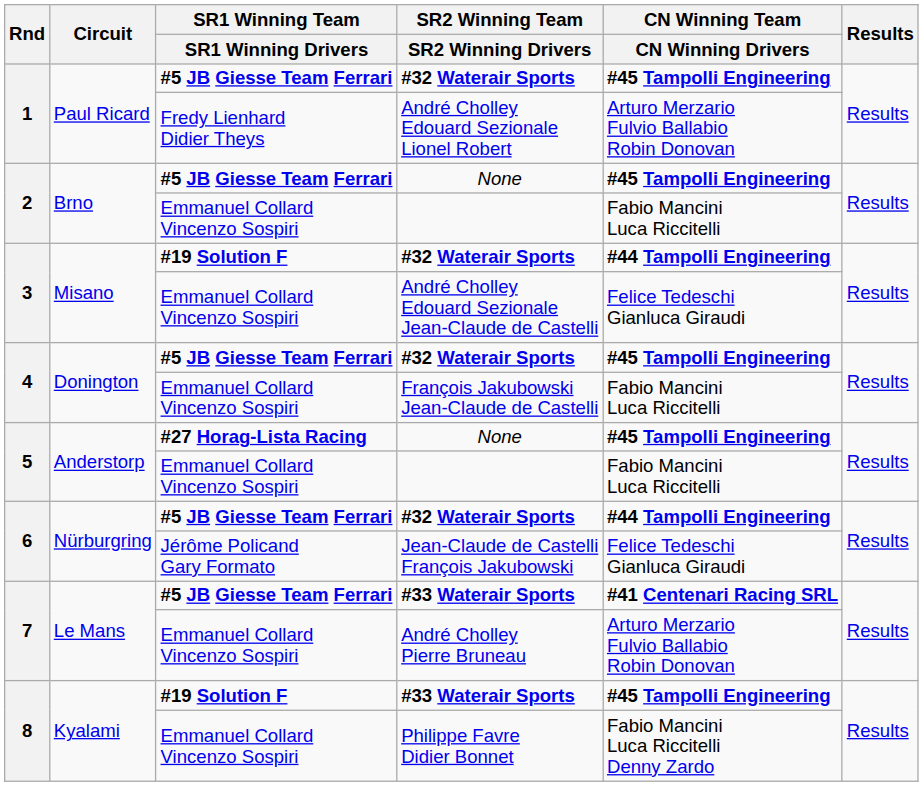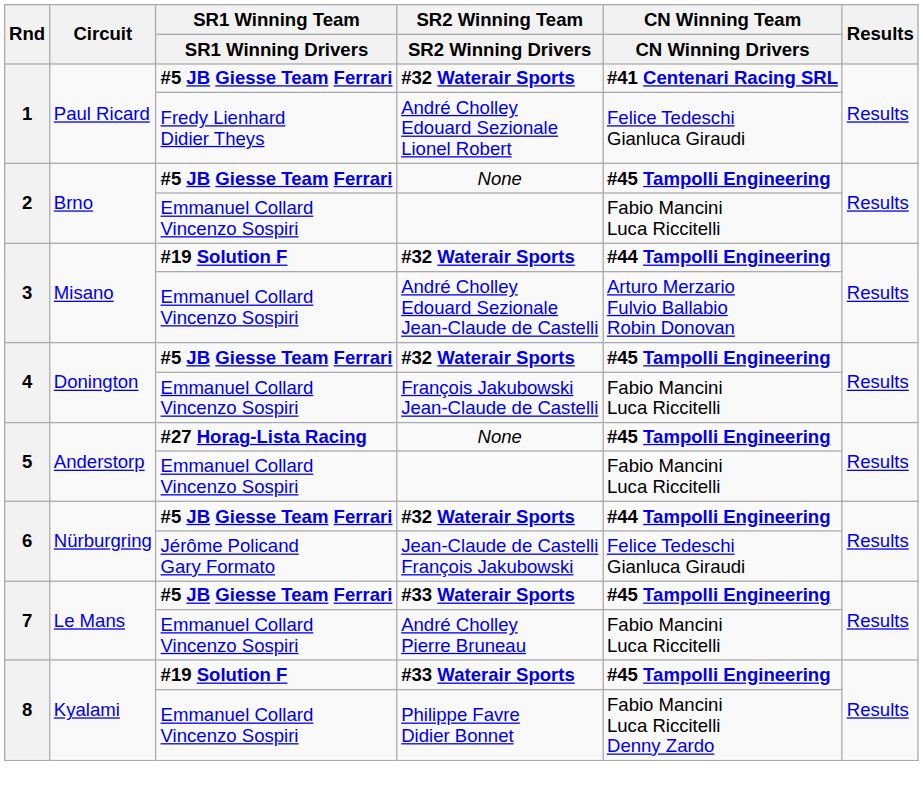(719, 78) #45 Tampolli Engineering -> (723, 78) #41 Centenari Racing SRL
(671, 128) Arturo Merzario Fulvio Ballabio Robin Donovan -> (676, 128) Felice Tedeschi Gianluca Giraudi
(676, 308) Felice Tedeschi Gianluca Giraudi -> (671, 308) Arturo Merzario Fulvio Ballabio Robin Donovan
(723, 596) #41 Centenari Racing SRL -> (719, 596) #45 Tampolli Engineering
(671, 646) Arturo Merzario Fulvio Ballabio Robin Donovan -> (665, 635) Fabio Mancini Luca Riccitelli
